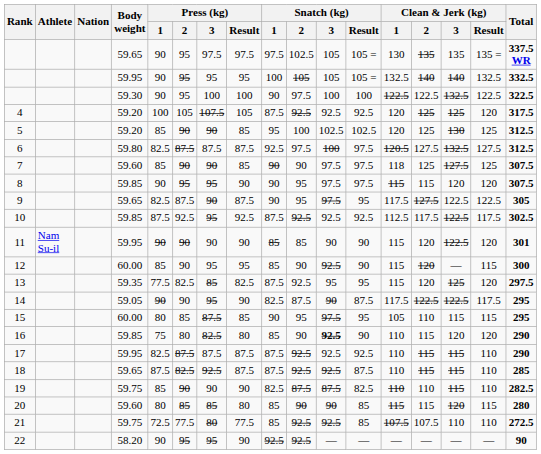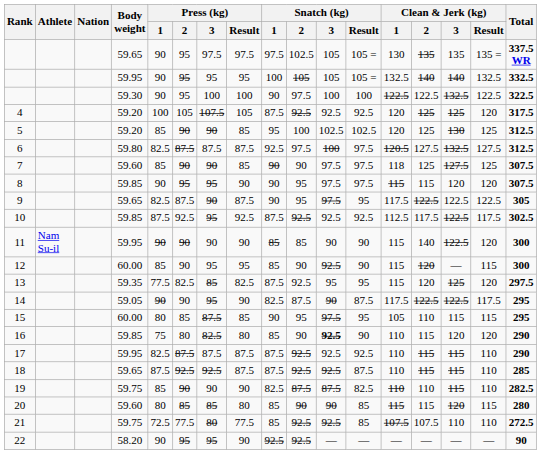(426, 200) 127.5 -> (426, 200) 122.5
(426, 241) 120 -> (426, 241) 140
(521, 241) 301 -> (521, 241) 300
(185, 370) 82.5 -> (185, 370) 92.5
